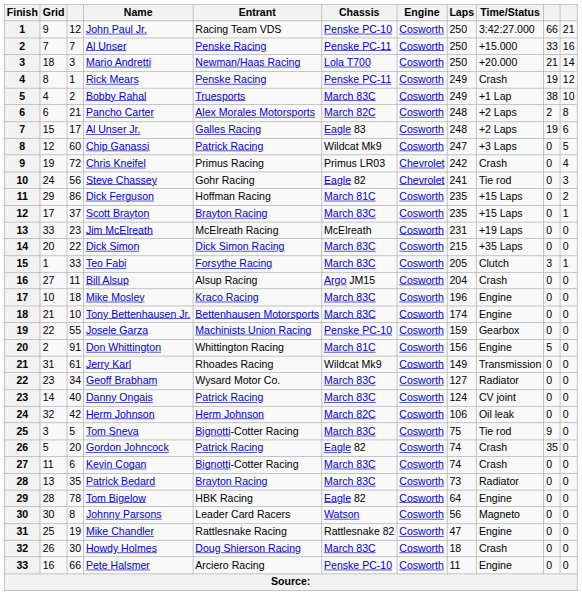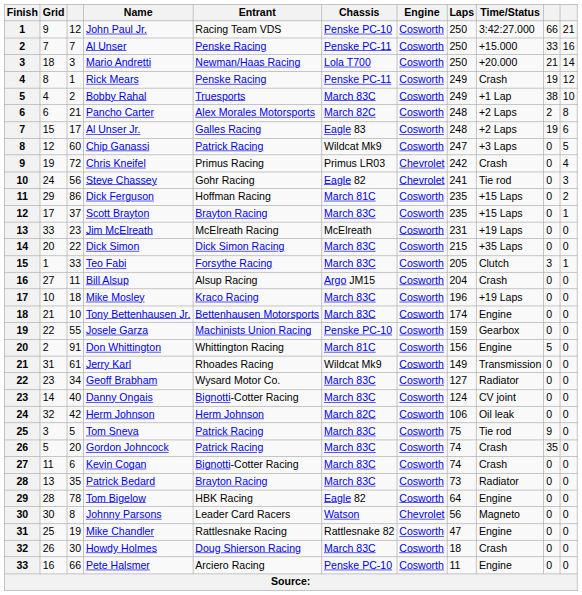(495, 297) Engine -> (501, 297) +19 Laps
(229, 398) Patrick Racing -> (247, 398) Bignotti-Cotter Racing
(247, 431) Bignotti-Cotter Racing -> (229, 431) Patrick Racing
(345, 448) Eagle 82 -> (350, 448) March 83C
(422, 515) Cosworth -> (422, 515) Chevrolet
